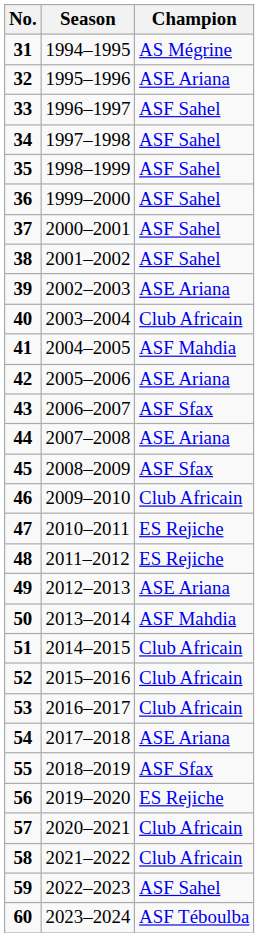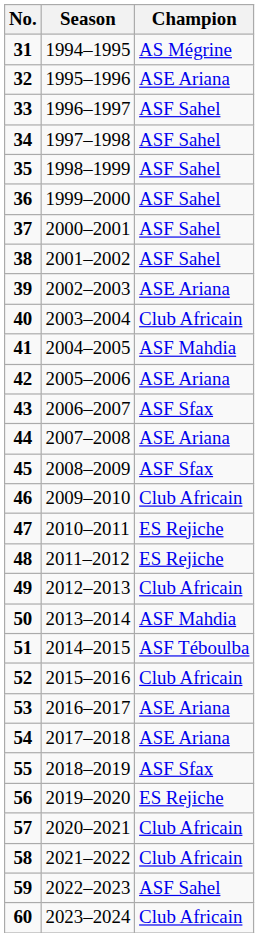(184, 588) ASE Ariana -> (191, 588) Club Africain
(191, 648) Club Africain -> (194, 648) ASF Téboulba
(191, 708) Club Africain -> (184, 708) ASE Ariana
(194, 917) ASF Téboulba -> (191, 917) Club Africain
